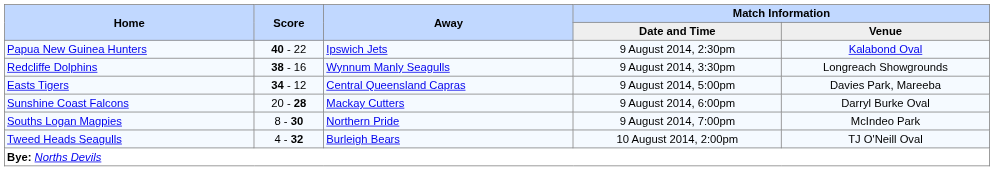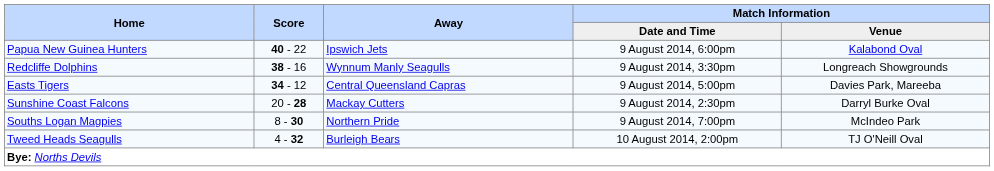(677, 49) 9 August 2014, 2:30pm -> (677, 49) 9 August 2014, 6:00pm
(677, 103) 9 August 2014, 6:00pm -> (677, 103) 9 August 2014, 2:30pm
